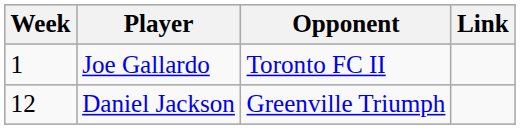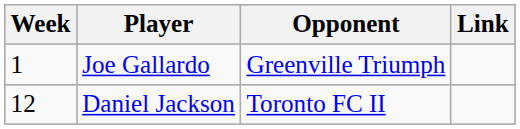(316, 64) Toronto FC II -> (346, 64) Greenville Triumph
(346, 104) Greenville Triumph -> (316, 104) Toronto FC II
